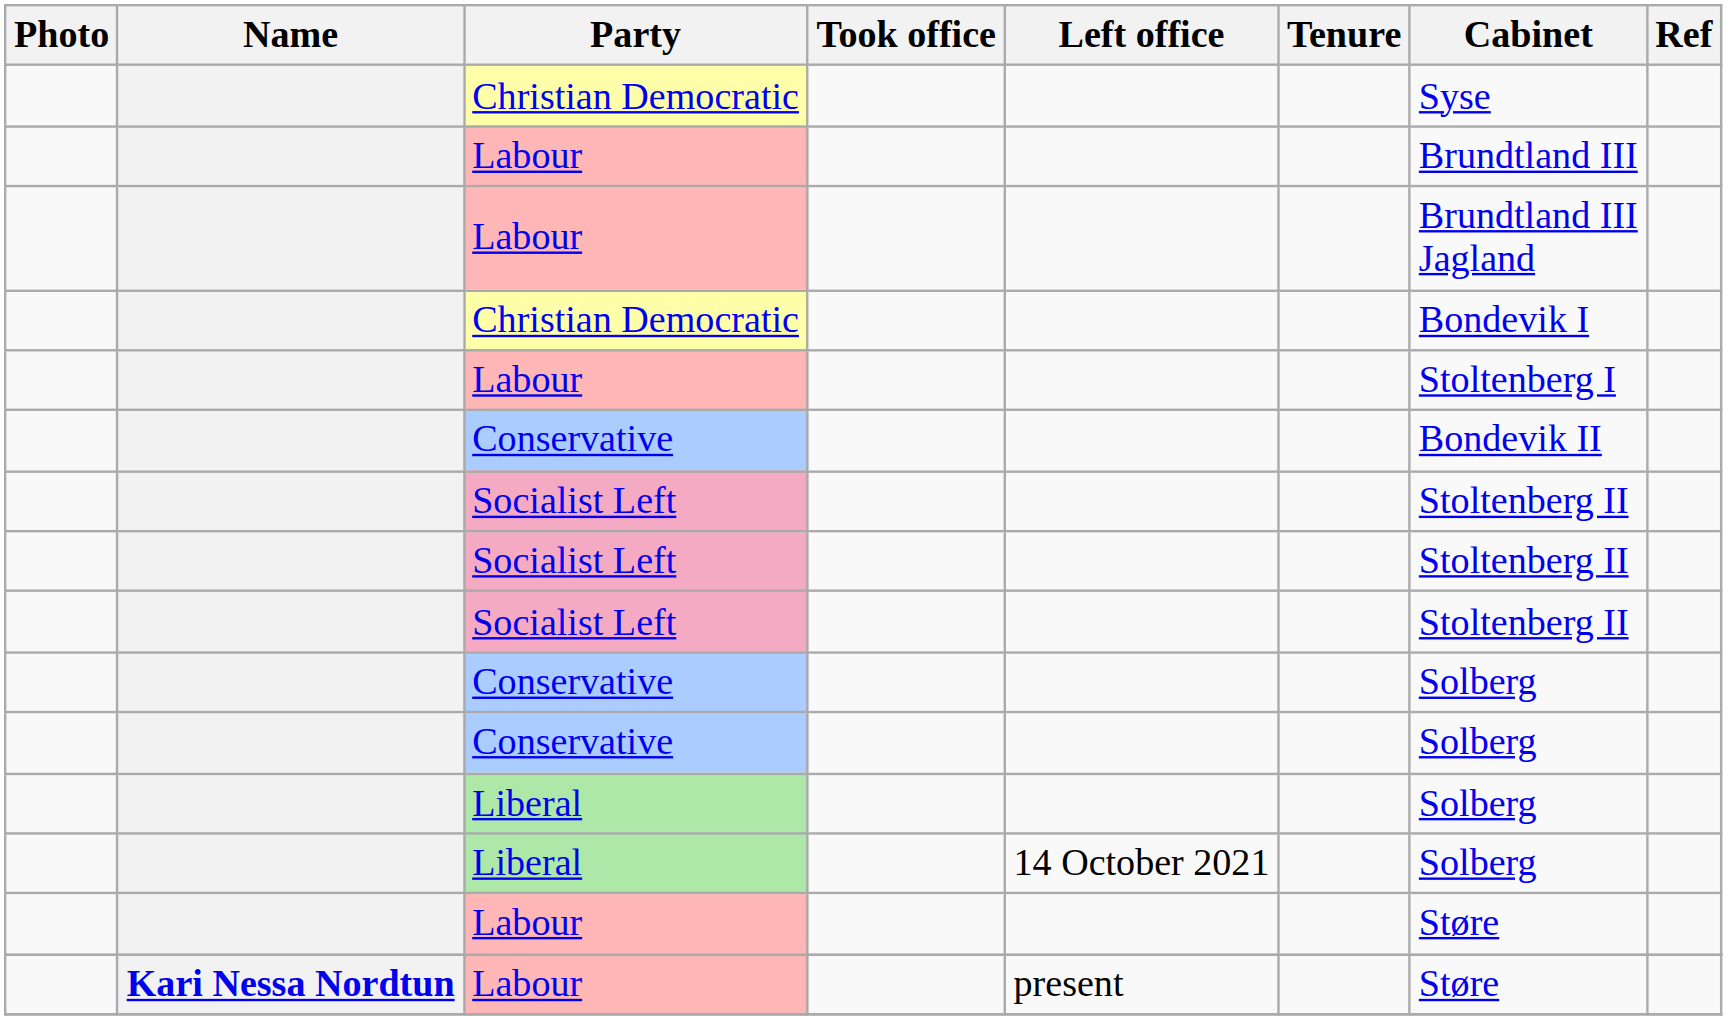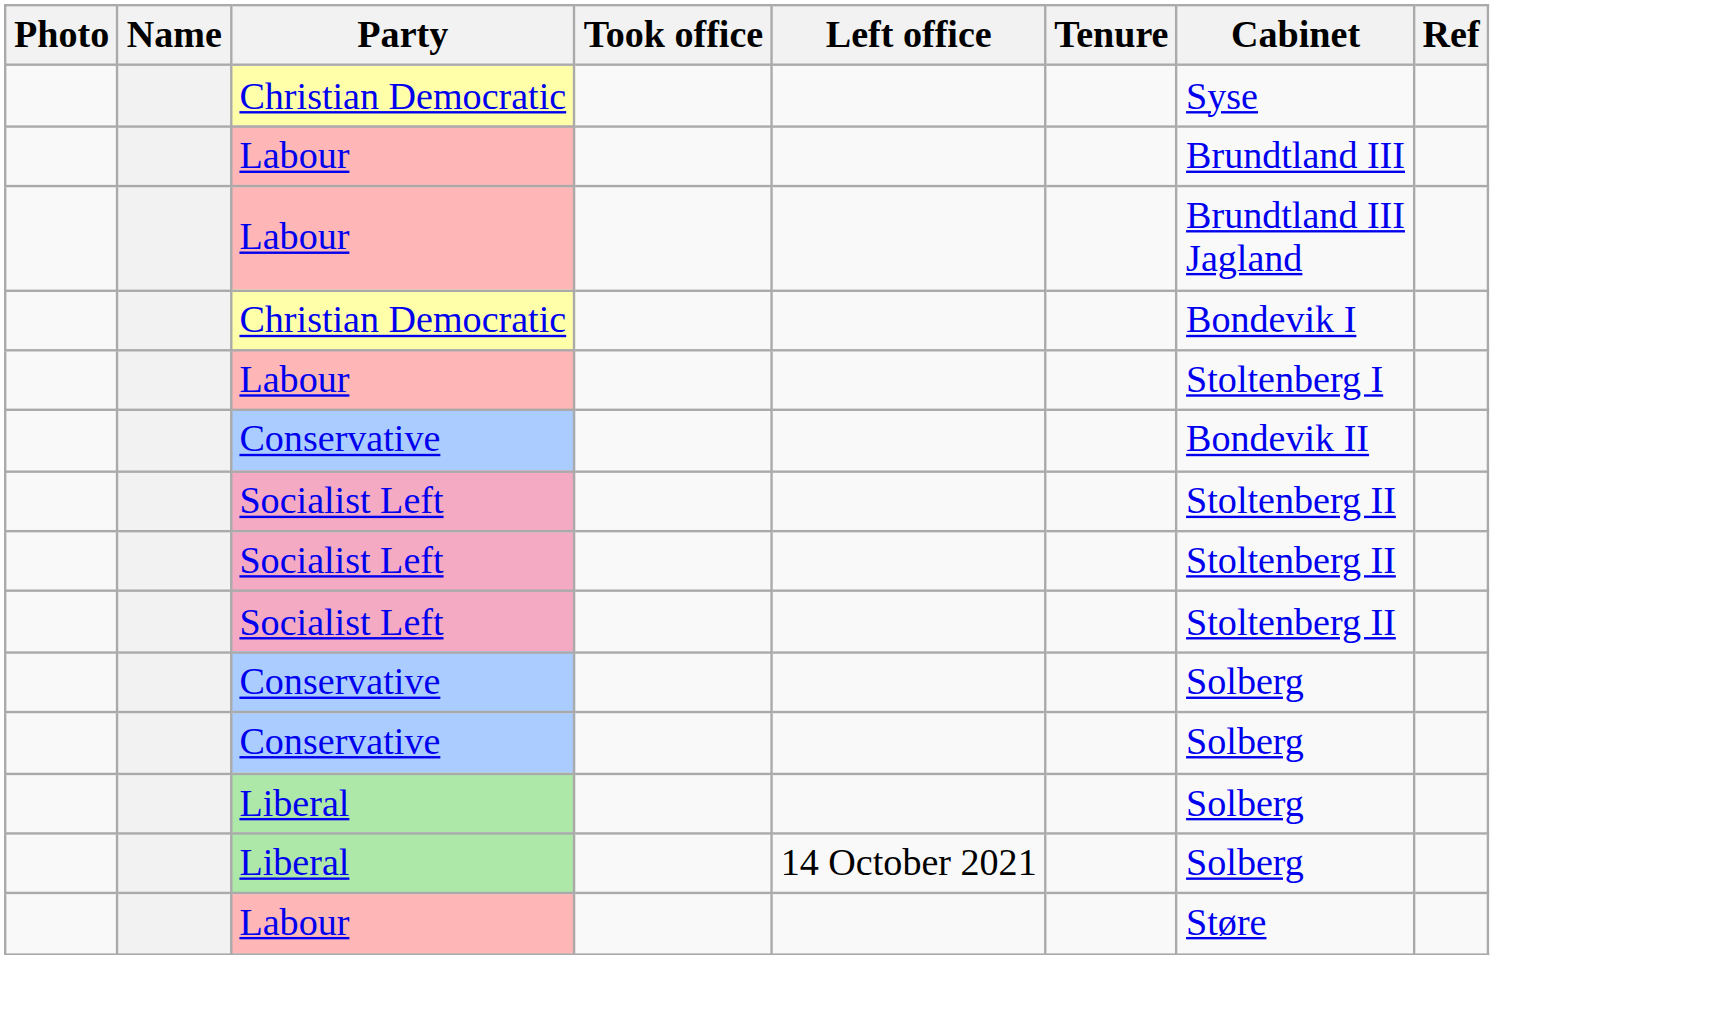- row: (291, 983)
